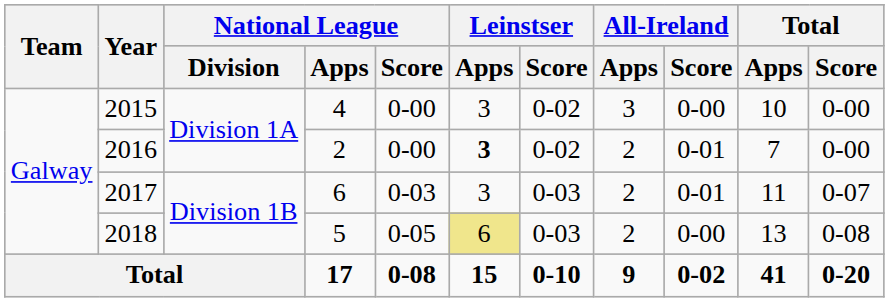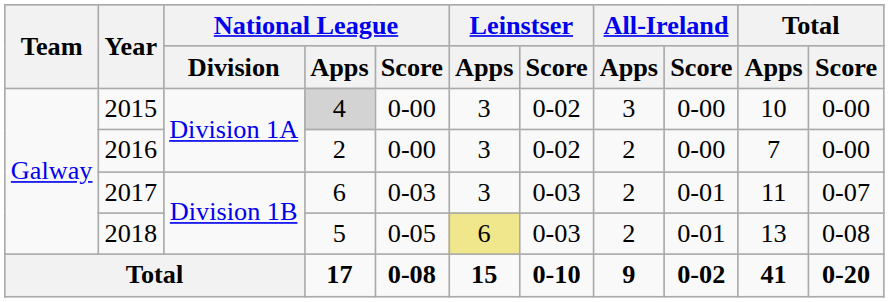(339, 108) no background -> (339, 108) lightgrey background
(484, 150) bold -> (484, 150) normal
(701, 150) 0-01 -> (701, 150) 0-00
(701, 233) 0-00 -> (701, 233) 0-01
